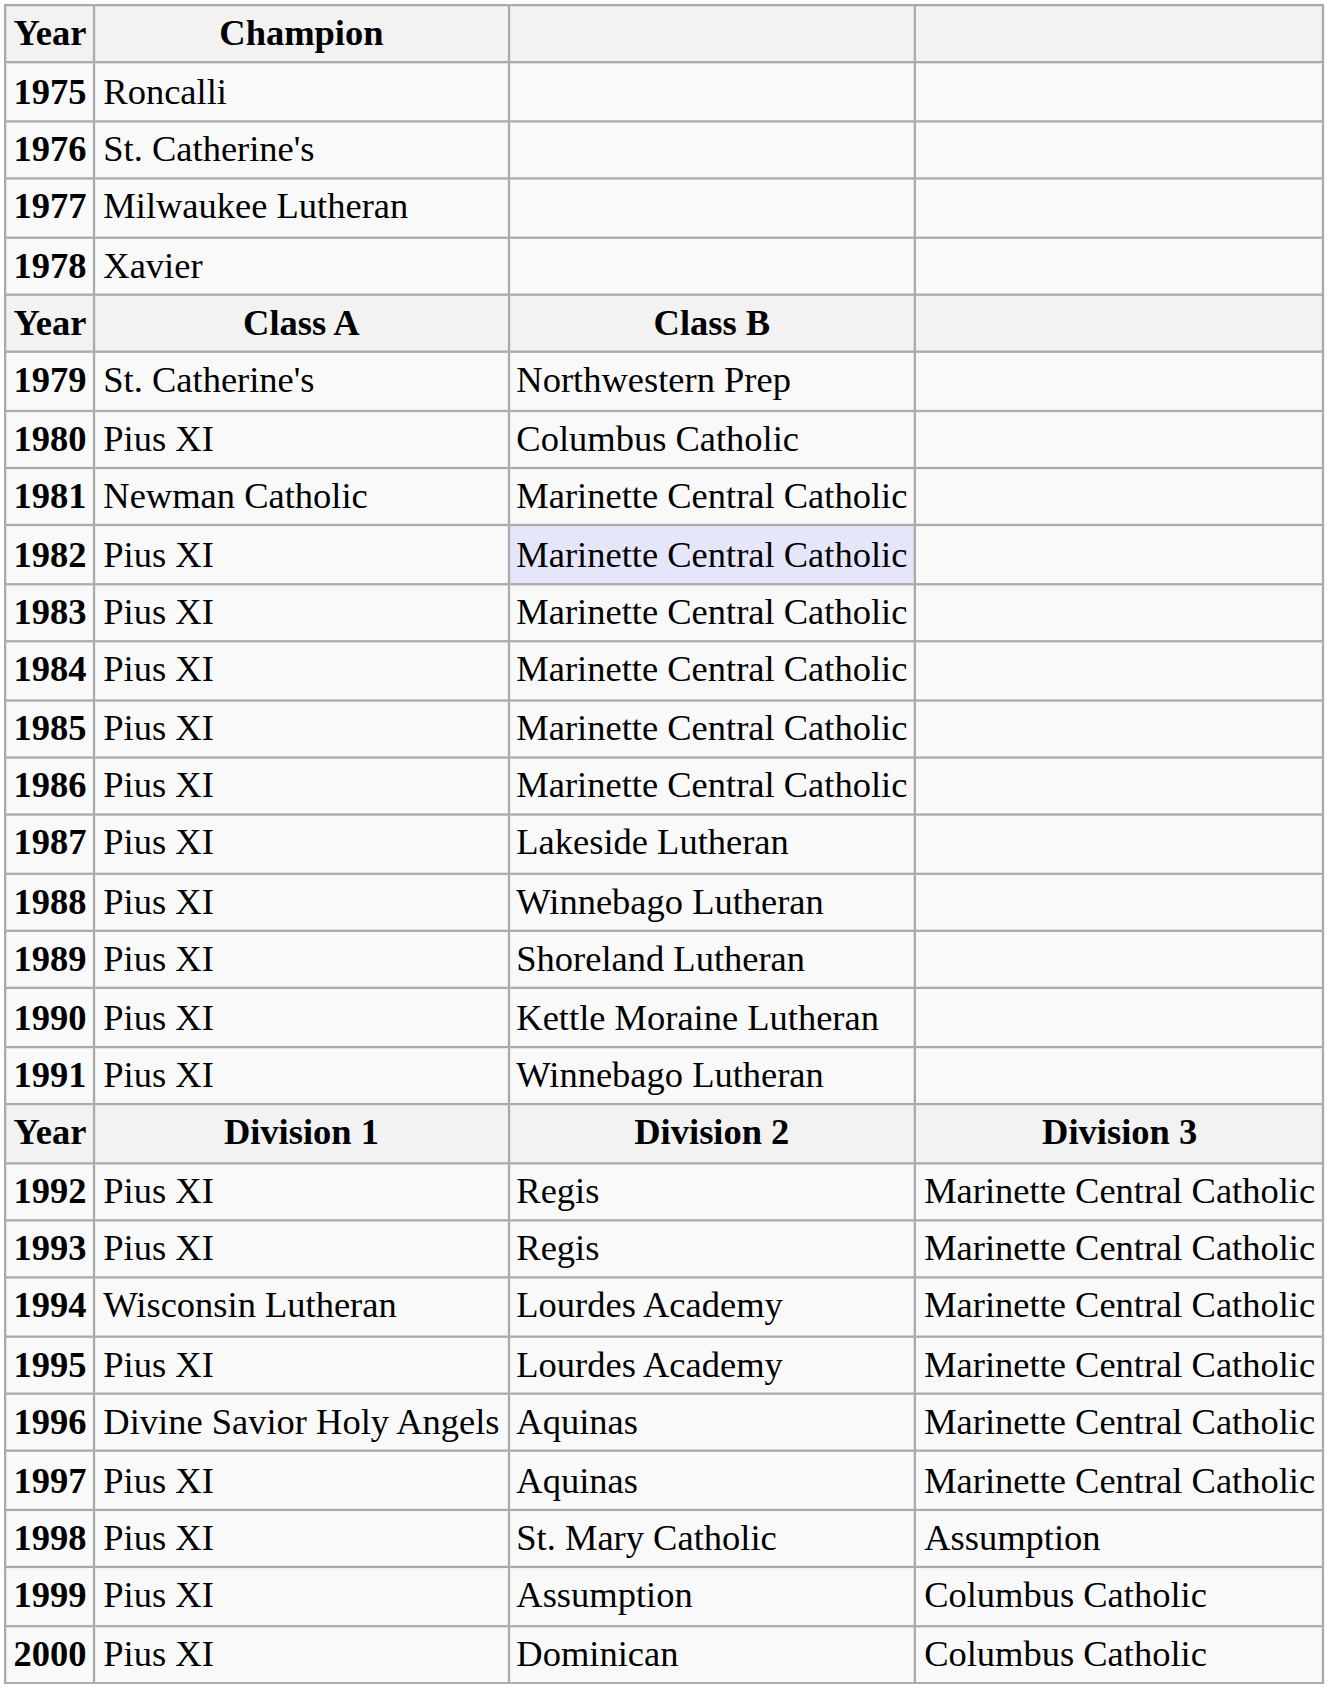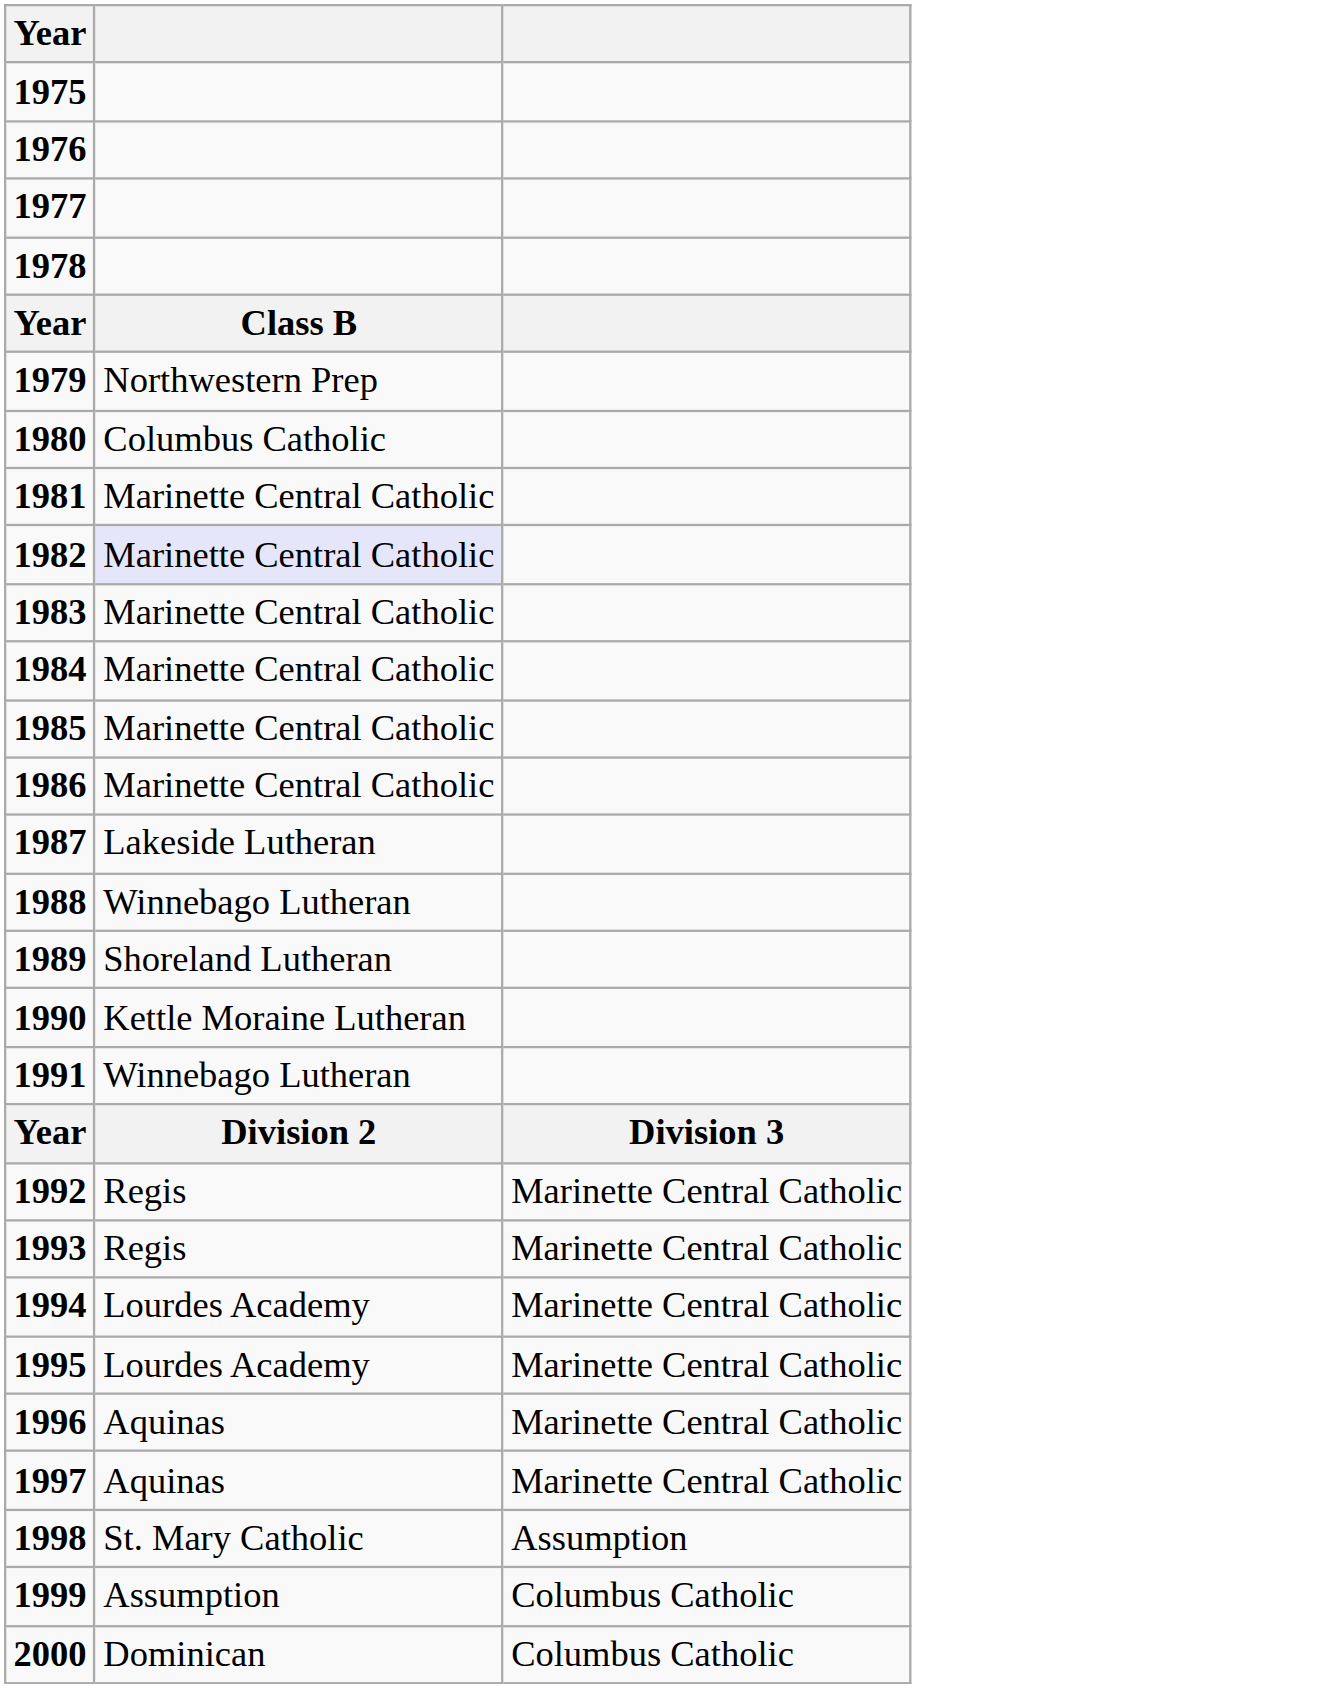- column: (301, 33)
